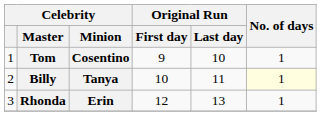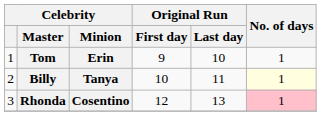(101, 57) Cosentino -> (101, 57) Erin
(101, 100) Erin -> (101, 100) Cosentino
(281, 100) no background -> (281, 100) pink background
